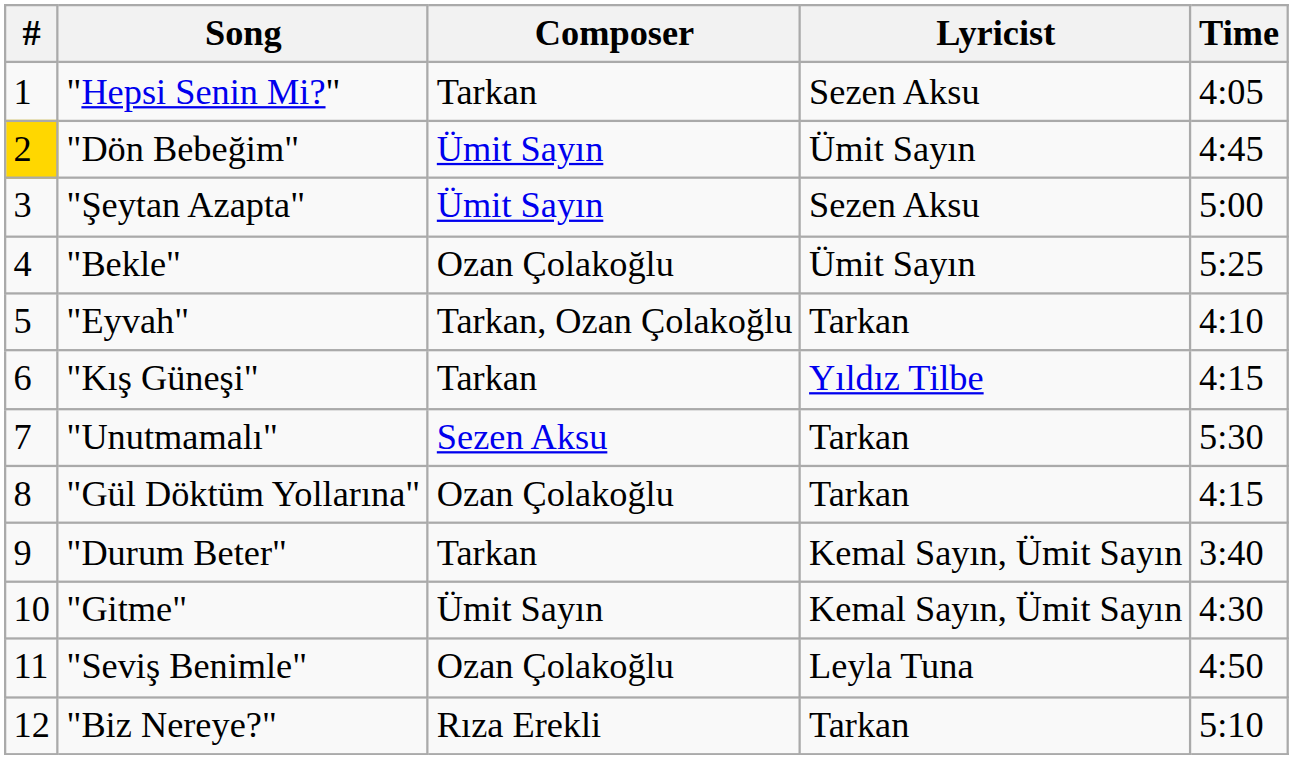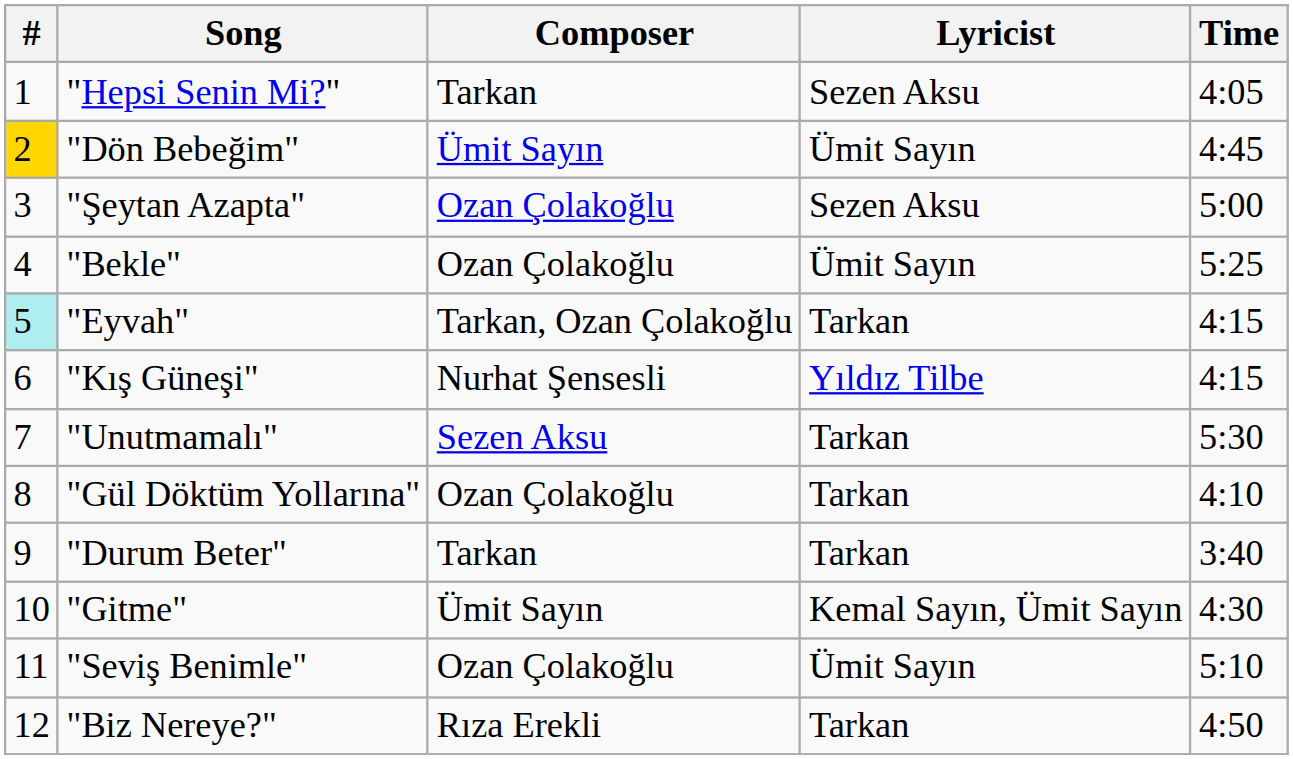(520, 206) Ümit Sayın -> (555, 206) Ozan Çolakoğlu
(23, 321) no background -> (23, 321) paleturquoise background
(1231, 321) 4:10 -> (1231, 321) 4:15
(487, 378) Tarkan -> (551, 378) Nurhat Şensesli
(1231, 494) 4:15 -> (1231, 494) 4:10
(996, 551) Kemal Sayın, Ümit Sayın -> (859, 551) Tarkan
(891, 666) Leyla Tuna -> (892, 666) Ümit Sayın
(1231, 666) 4:50 -> (1231, 666) 5:10
(1231, 724) 5:10 -> (1231, 724) 4:50
